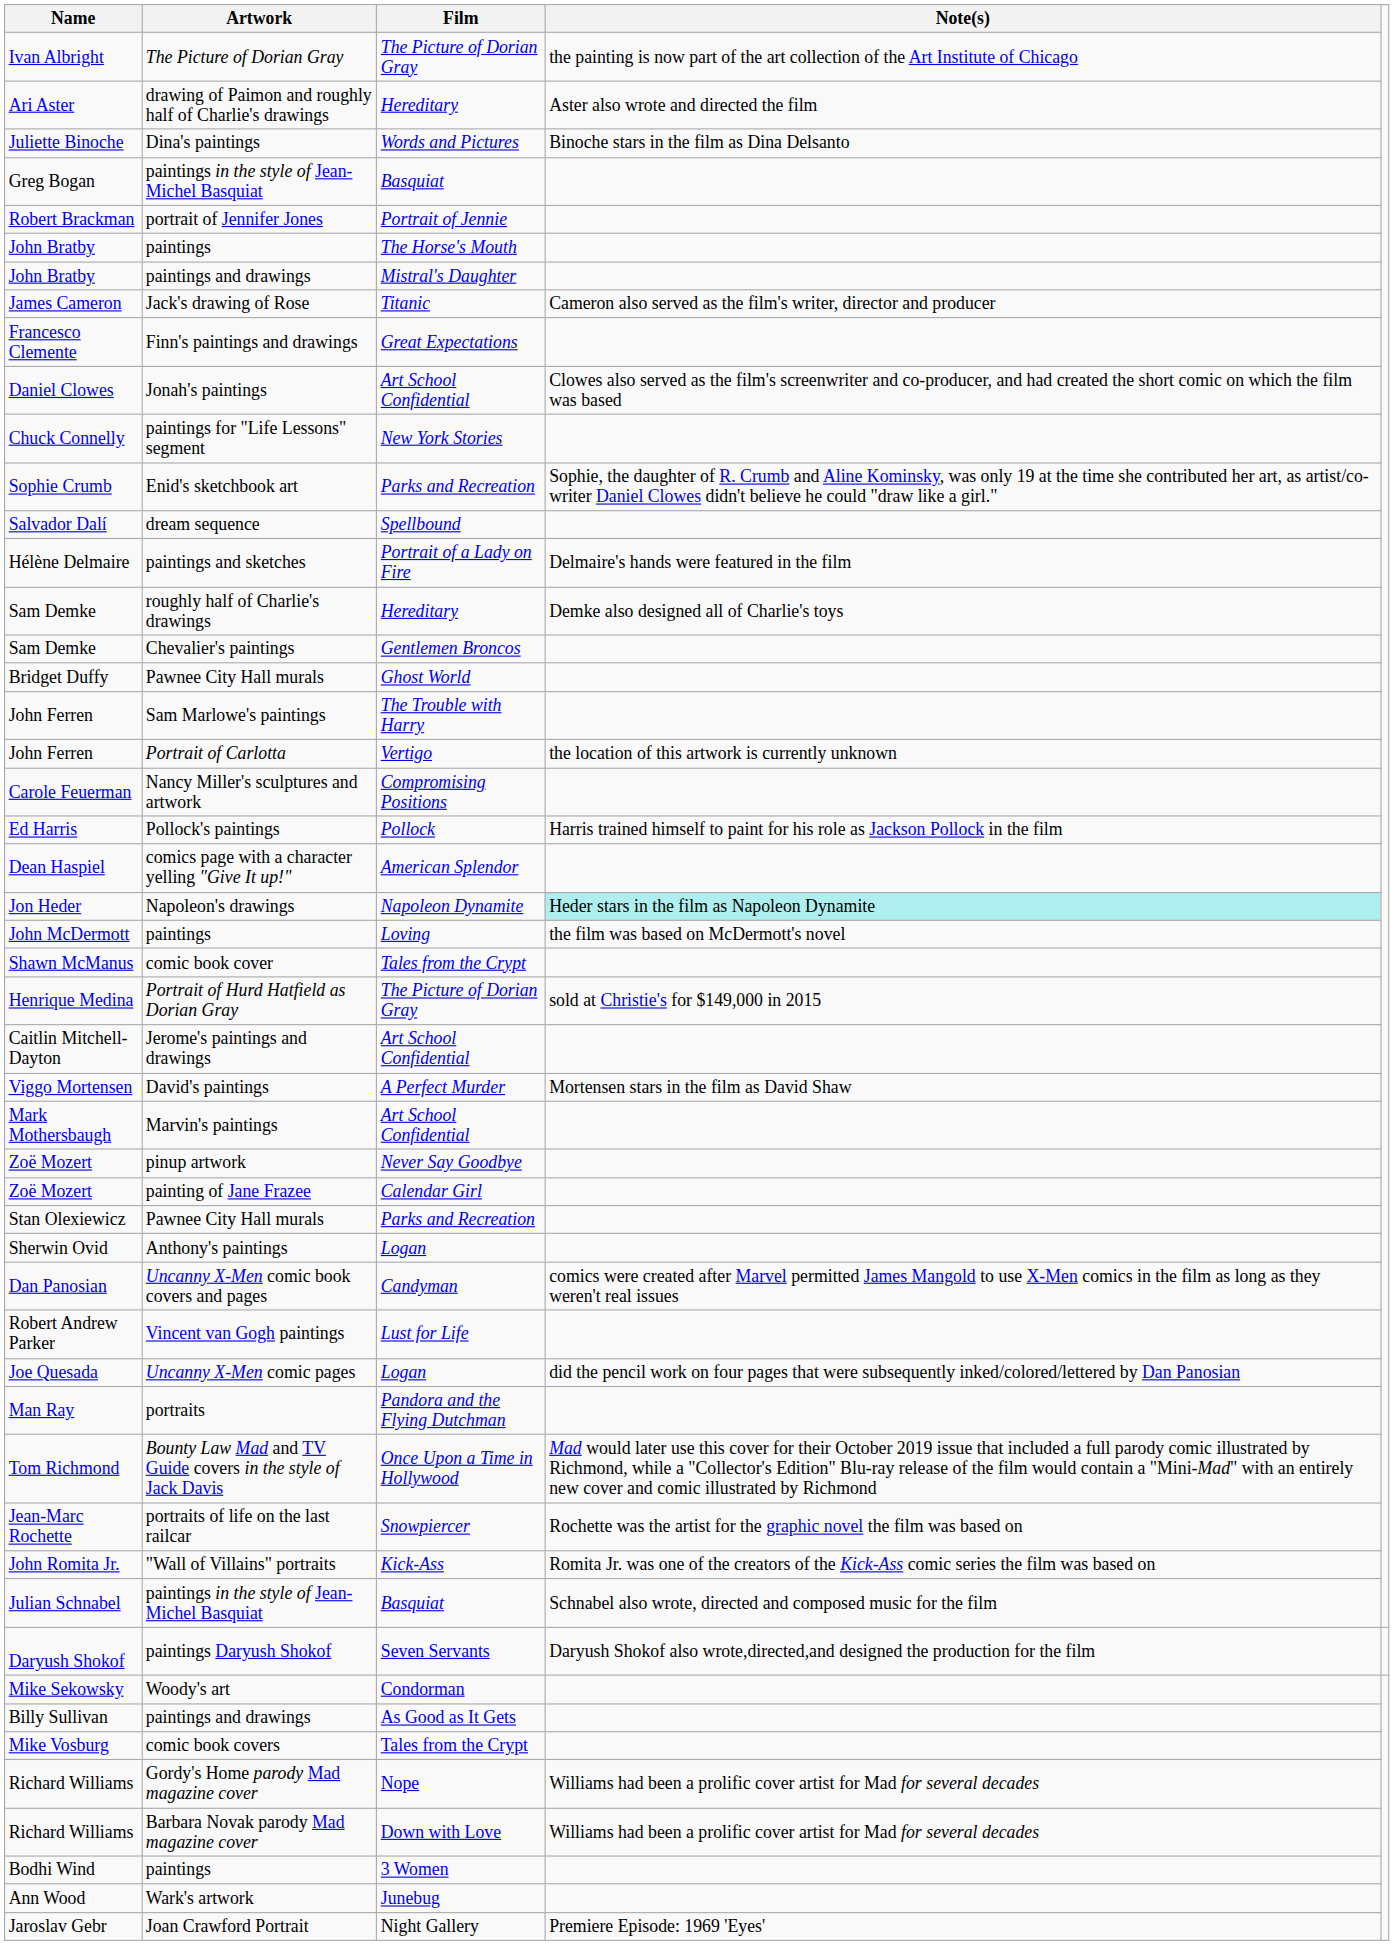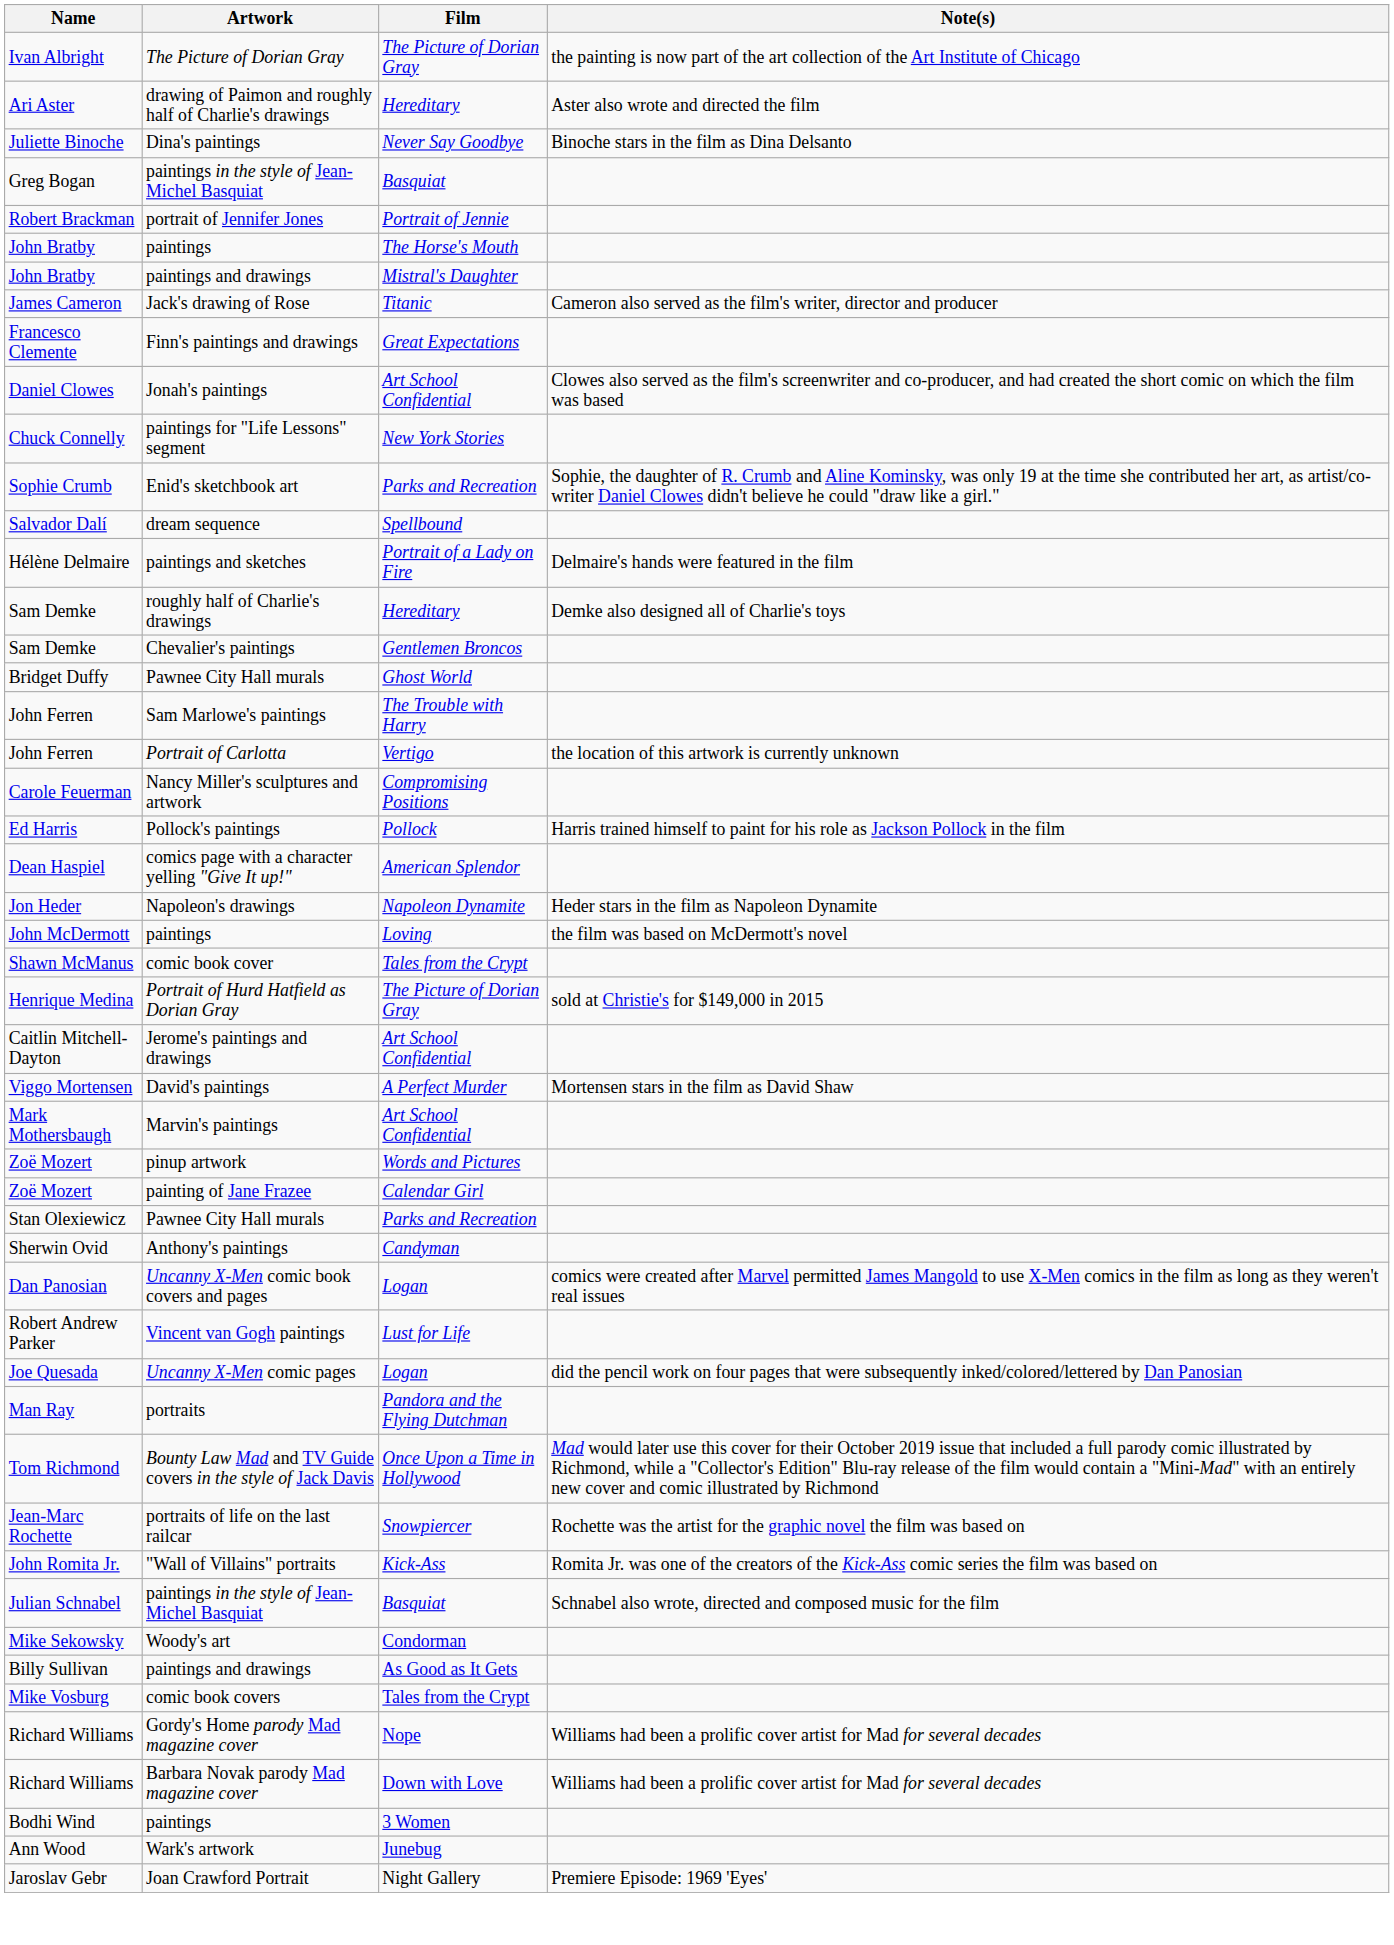(450, 143) Words and Pictures -> (453, 143) Never Say Goodbye
(712, 906) paleturquoise background -> (714, 906) no background
(451, 1163) Never Say Goodbye -> (451, 1163) Words and Pictures
(403, 1247) Logan -> (421, 1247) Candyman
(419, 1285) Candyman -> (405, 1285) Logan
- row: (67, 1661)
